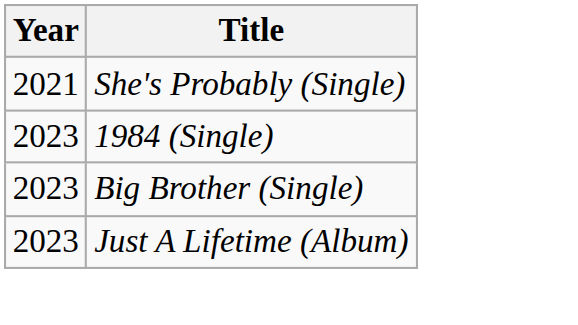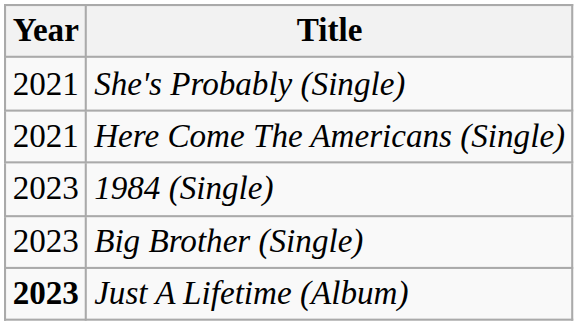+ row: (330, 135)
(46, 240) normal -> (46, 293) bold
